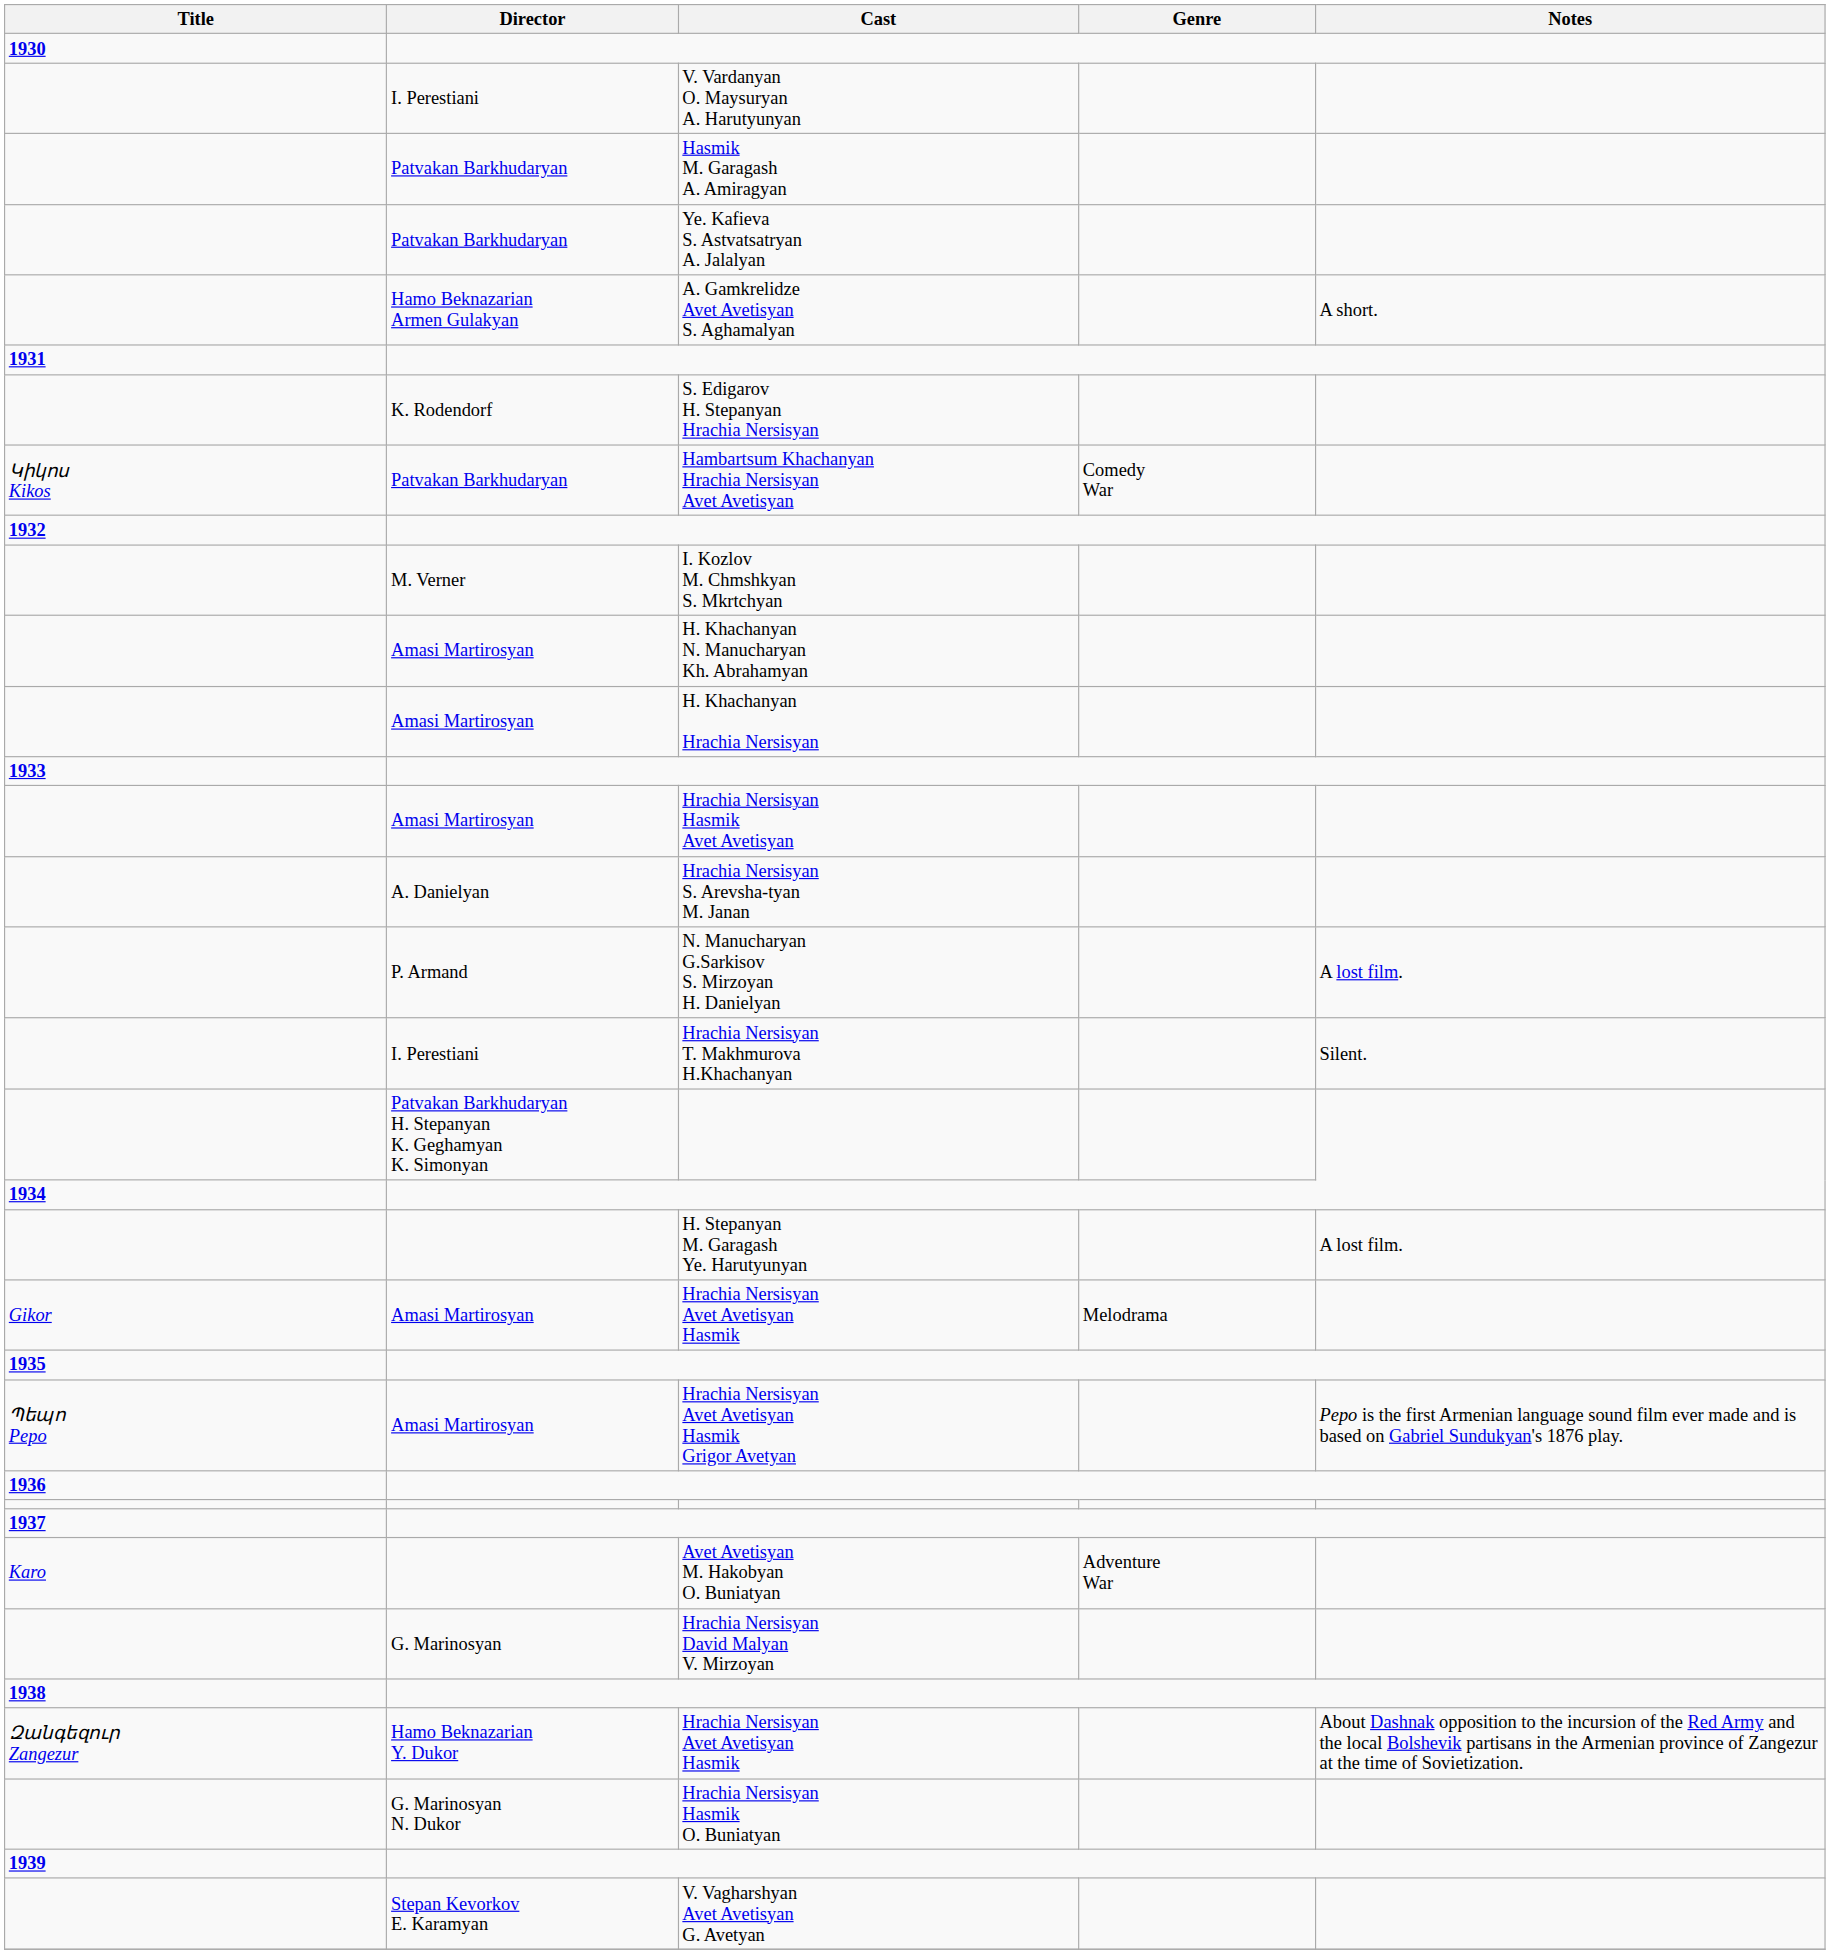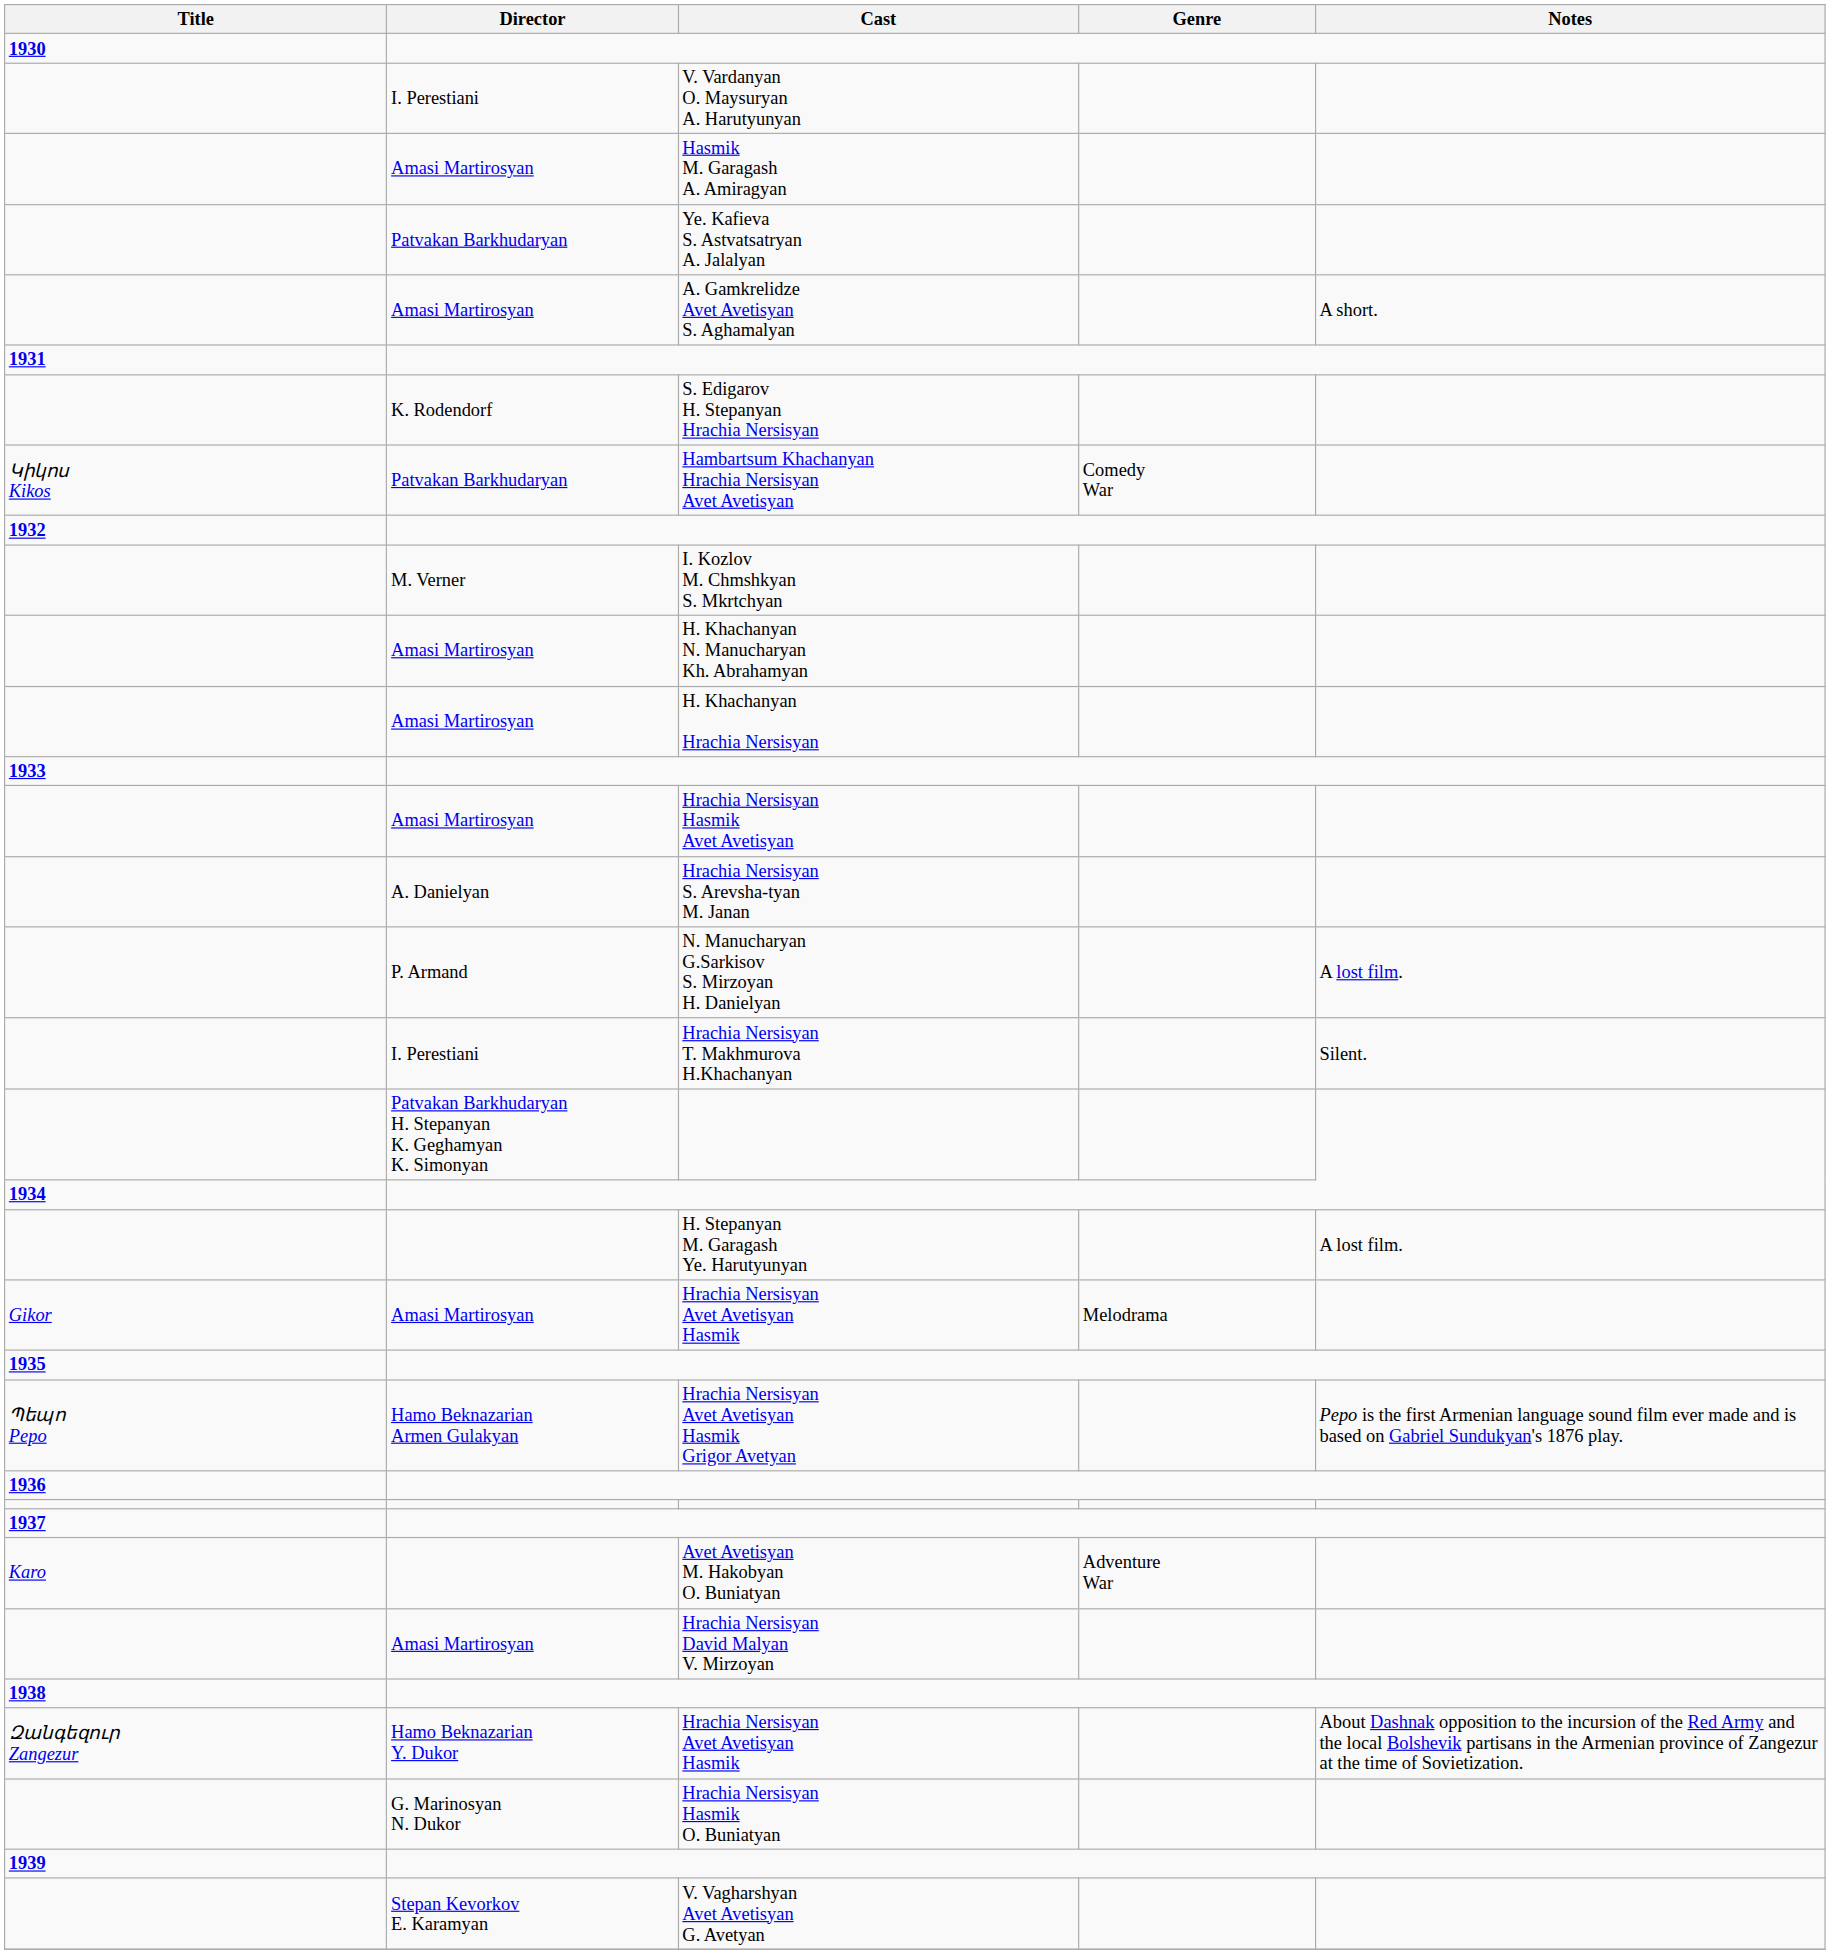(479, 168) Patvakan Barkhudaryan -> (462, 168) Amasi Martirosyan
(462, 309) Hamo Beknazarian Armen Gulakyan -> (462, 309) Amasi Martirosyan
(462, 1425) Amasi Martirosyan -> (462, 1425) Hamo Beknazarian Armen Gulakyan
(446, 1643) G. Marinosyan -> (462, 1643) Amasi Martirosyan
